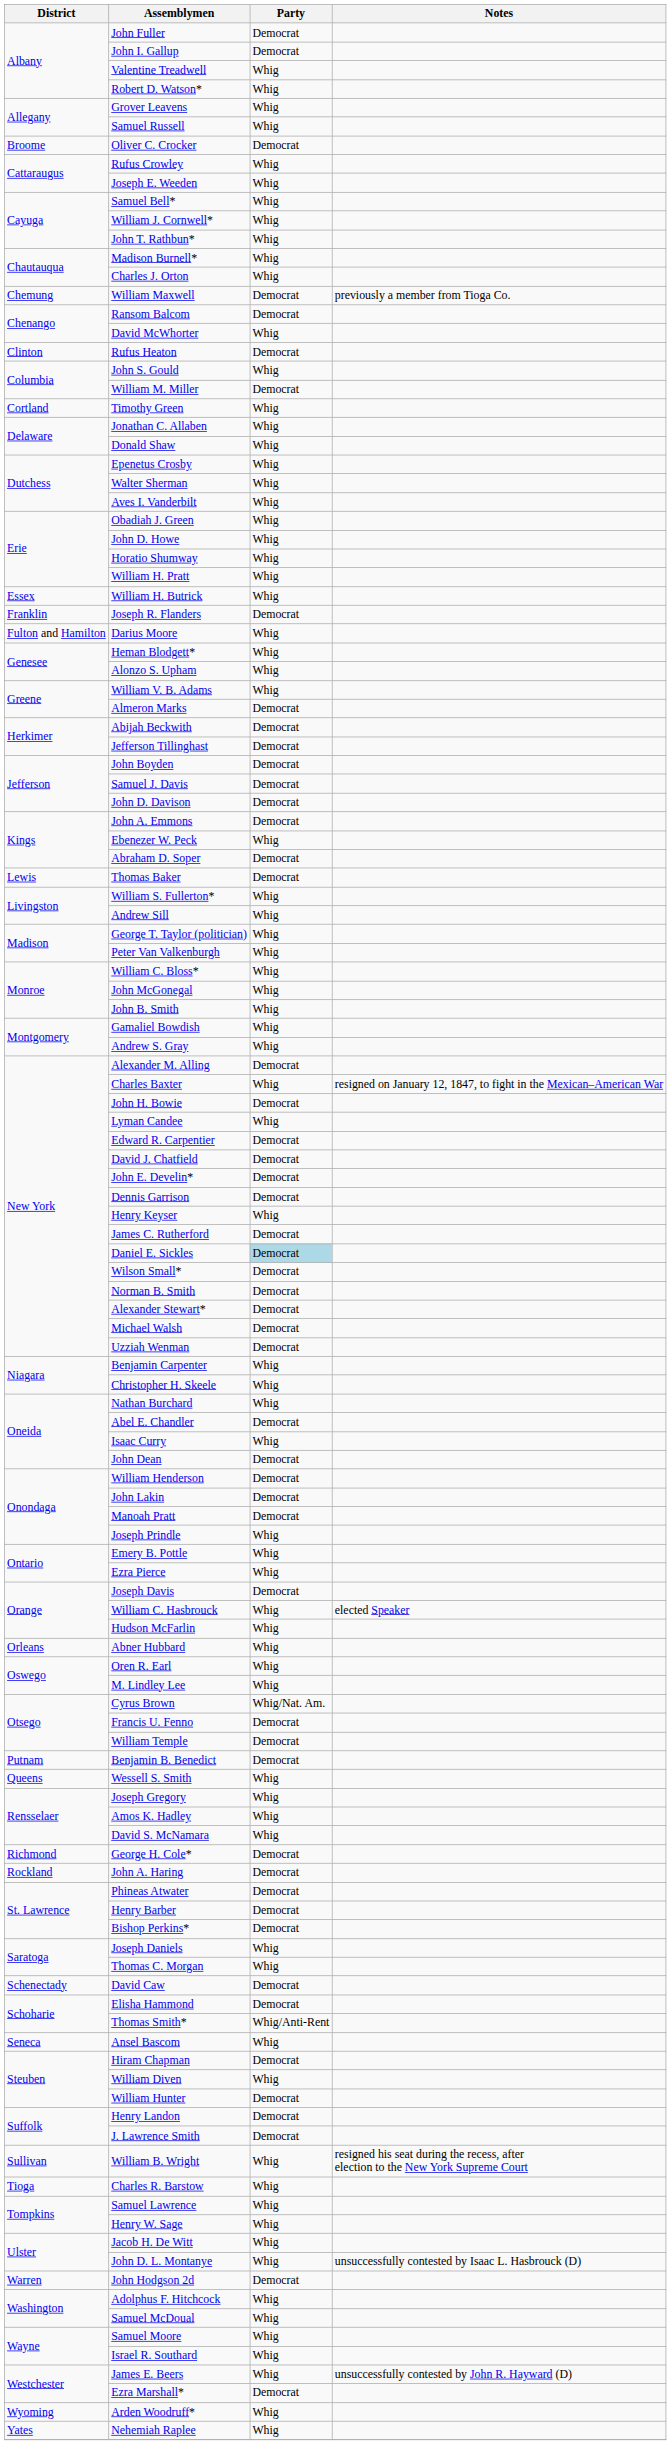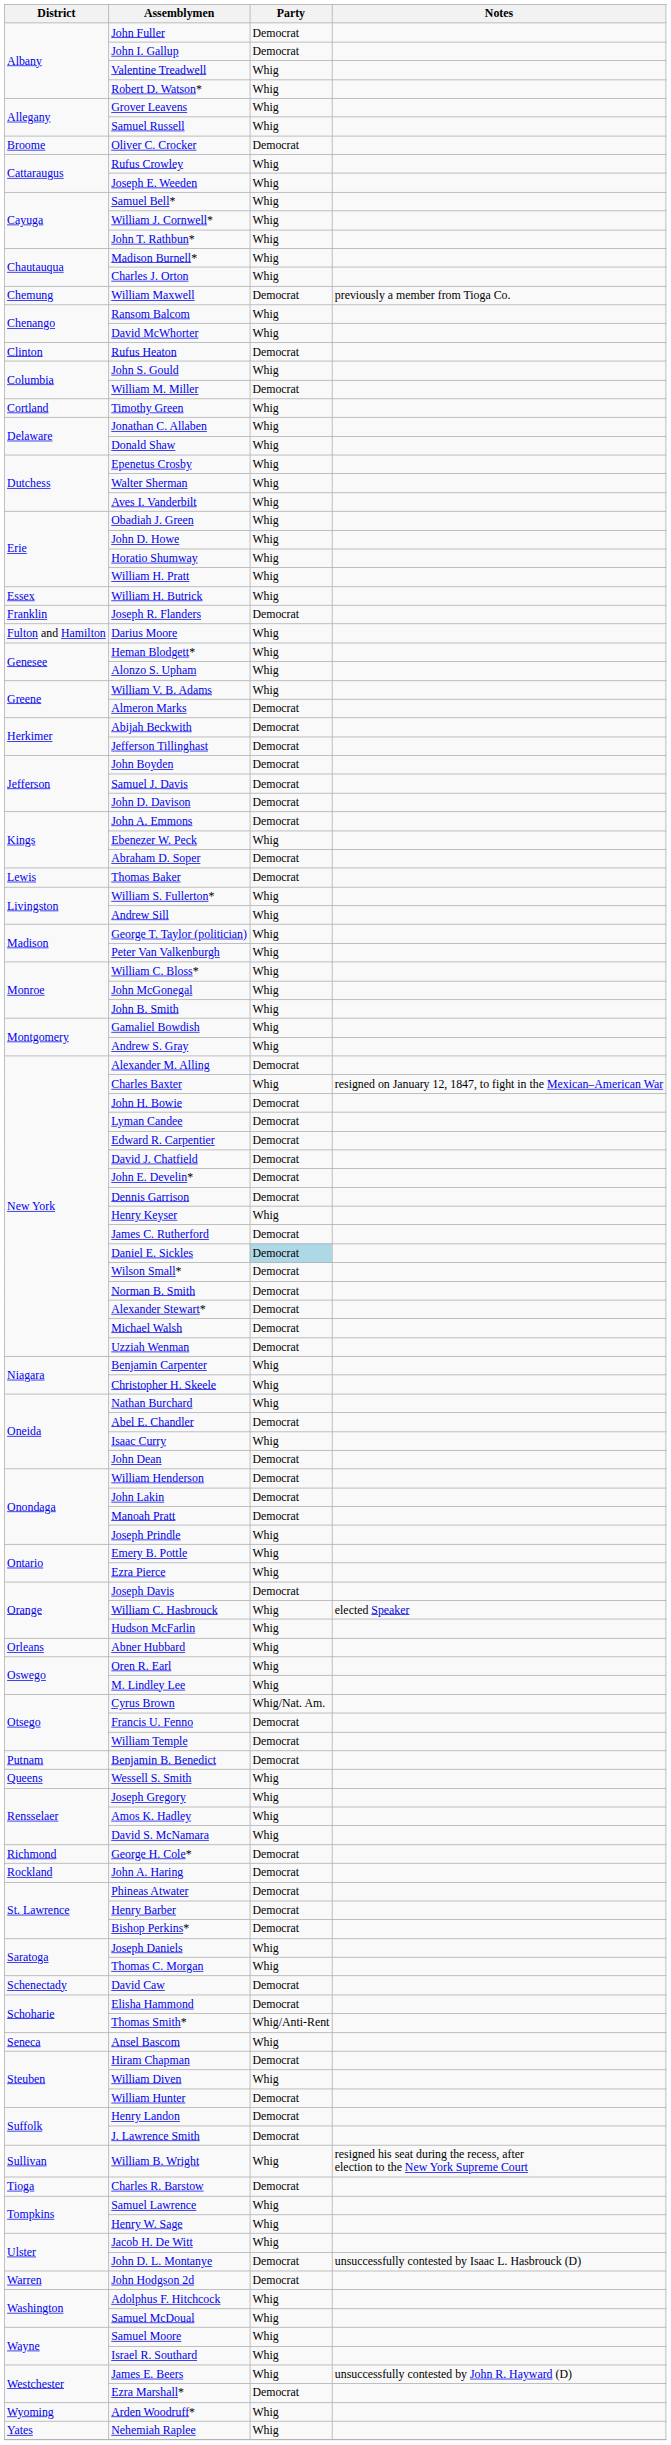(276, 314) Democrat -> (266, 314) Whig
(266, 1121) Whig -> (276, 1121) Democrat
(266, 2186) Whig -> (276, 2186) Democrat
(266, 2261) Whig -> (276, 2261) Democrat
